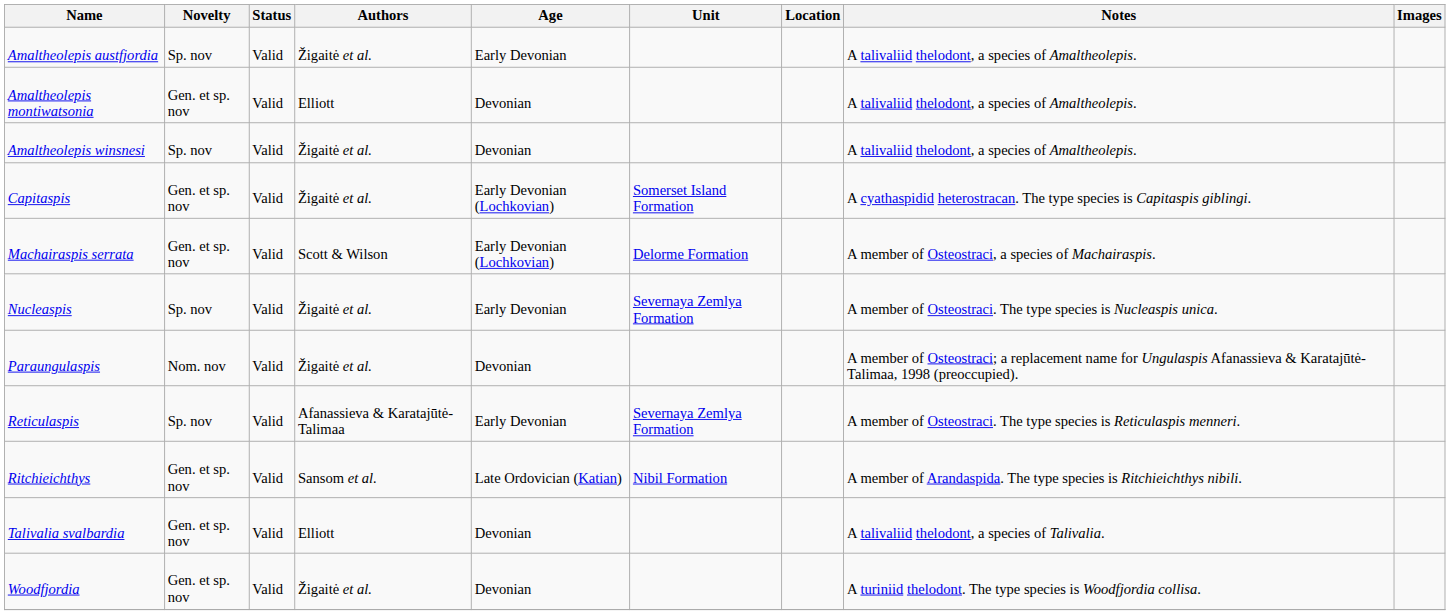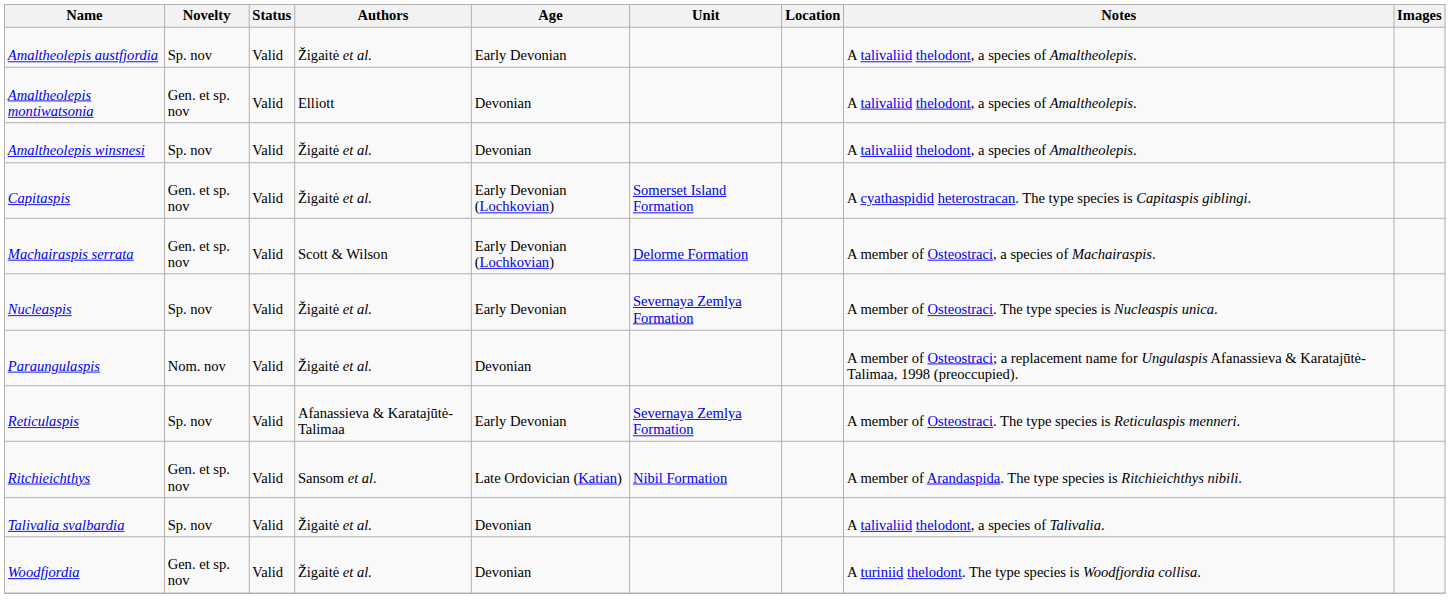(199, 533) Gen. et sp. nov -> (190, 525) Sp. nov
(316, 533) Elliott -> (335, 525) Žigaitė et al.
